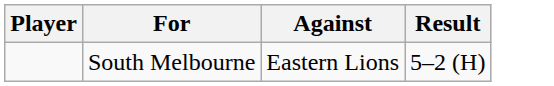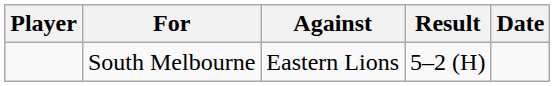+ column: (520, 23)
